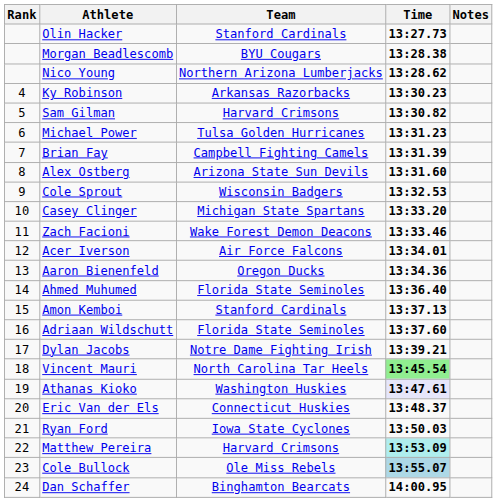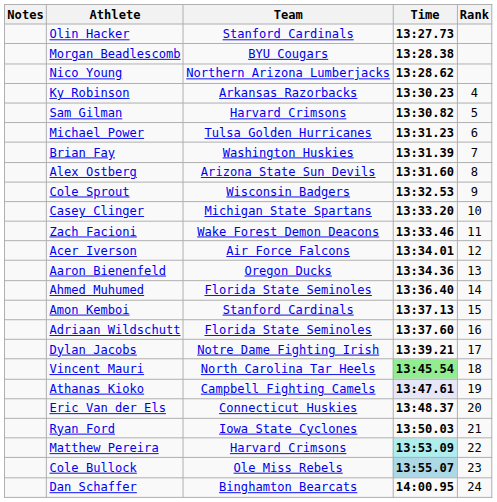columns swapped: (22, 14) <-> (471, 14)
(281, 152) Campbell Fighting Camels -> (288, 152) Washington Huskies
(281, 389) Washington Huskies -> (288, 389) Campbell Fighting Camels
